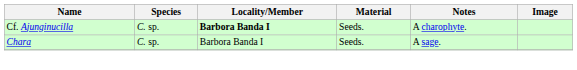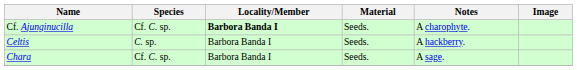(148, 27) C. sp. -> (152, 27) Cf. C. sp.
+ row: (18, 42)
(148, 42) C. sp. -> (152, 57) Cf. C. sp.
